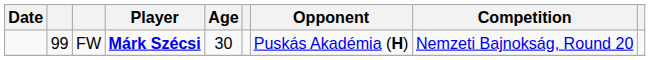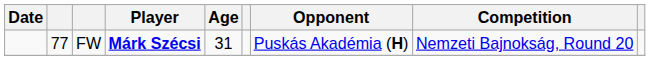(60, 43) 99 -> (60, 43) 77
(223, 43) 30 -> (223, 43) 31
